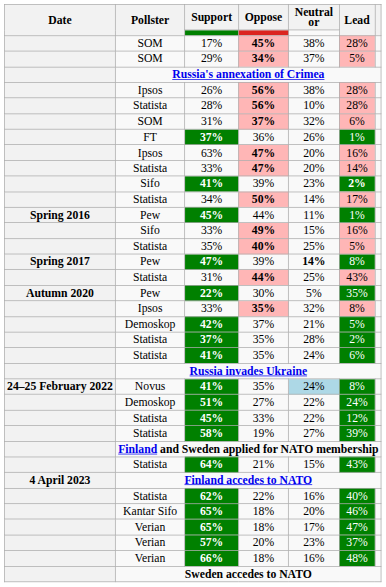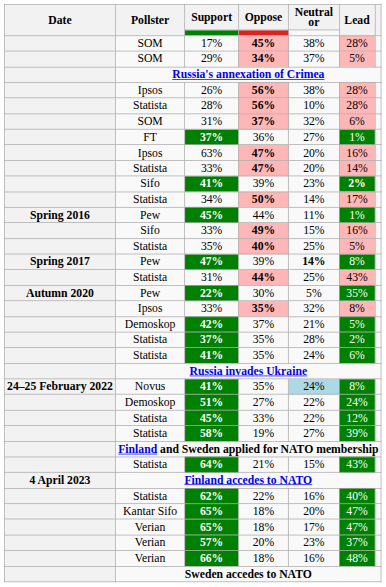(314, 137) 26% -> (314, 137) 27%
(357, 511) 46% -> (357, 511) 47%
